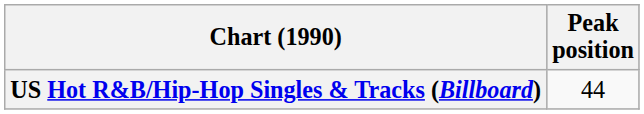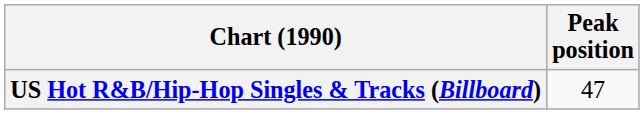(593, 89) 44 -> (593, 89) 47
